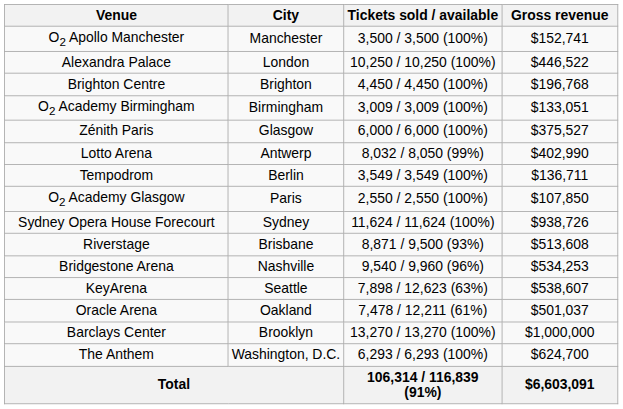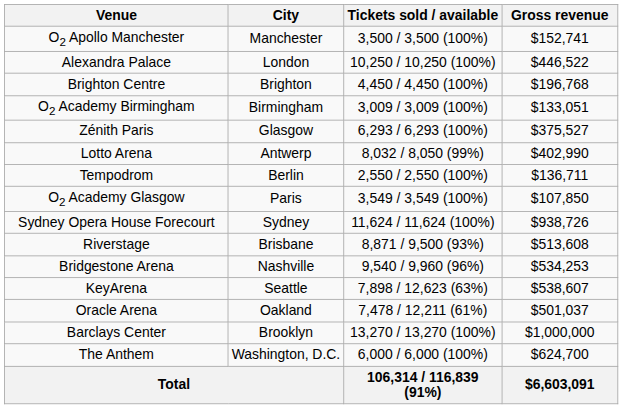(423, 131) 6,000 / 6,000 (100%) -> (423, 131) 6,293 / 6,293 (100%)
(423, 175) 3,549 / 3,549 (100%) -> (423, 175) 2,550 / 2,550 (100%)
(423, 199) 2,550 / 2,550 (100%) -> (423, 199) 3,549 / 3,549 (100%)
(423, 355) 6,293 / 6,293 (100%) -> (423, 355) 6,000 / 6,000 (100%)
